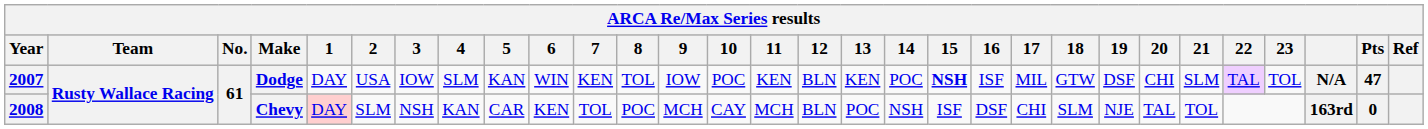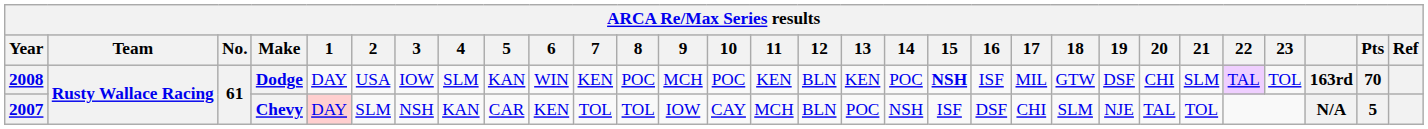(26, 79) 2007 -> (26, 79) 2008
(638, 79) TOL -> (638, 79) POC
(683, 79) IOW -> (683, 79) MCH
(1331, 79) N/A -> (1331, 79) 163rd
(1373, 79) 47 -> (1373, 79) 70
(26, 109) 2008 -> (26, 109) 2007
(638, 109) POC -> (638, 109) TOL
(683, 109) MCH -> (683, 109) IOW
(1331, 109) 163rd -> (1331, 109) N/A
(1373, 109) 0 -> (1373, 109) 5
